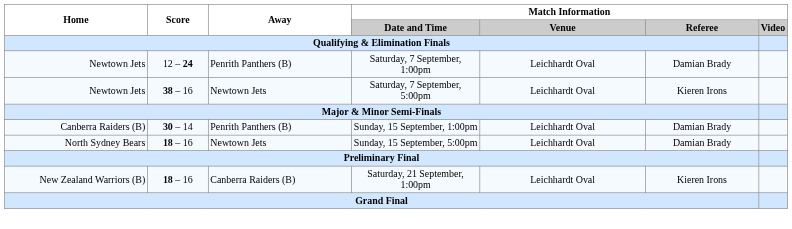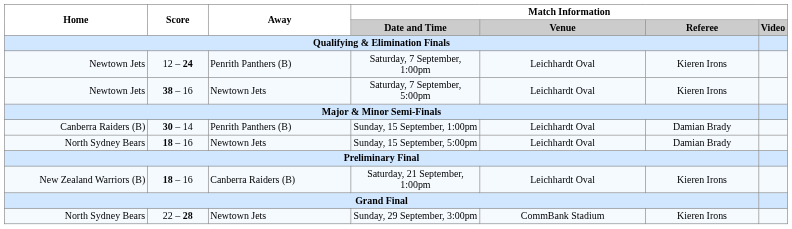(702, 64) Damian Brady -> (702, 64) Kieren Irons
+ row: (415, 216)
